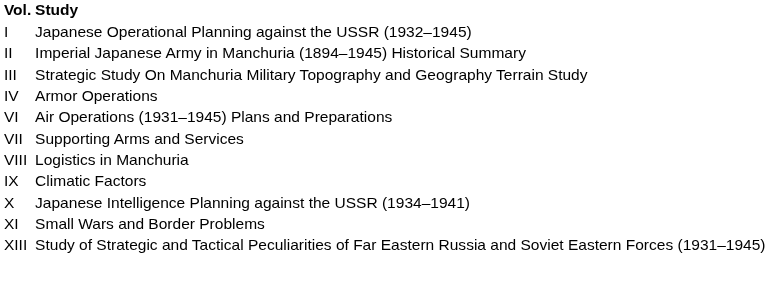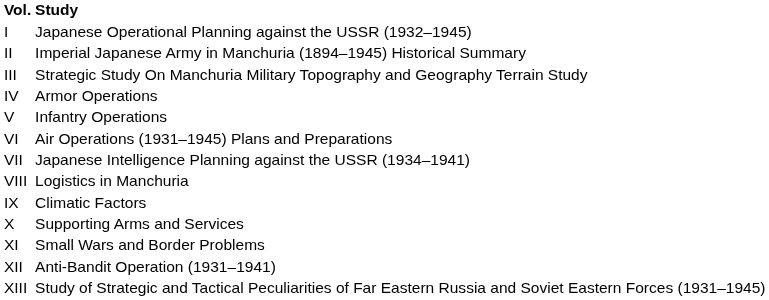+ row: (9, 117)
(139, 138) Supporting Arms and Services -> (253, 160) Japanese Intelligence Planning against the USSR (1934–1941)
(253, 202) Japanese Intelligence Planning against the USSR (1934–1941) -> (139, 224) Supporting Arms and Services
+ row: (13, 266)
